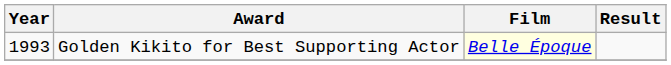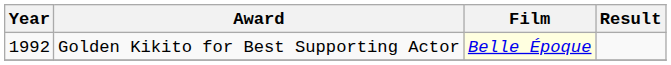(29, 47) 1993 -> (29, 47) 1992
